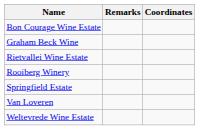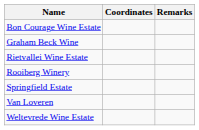columns swapped: (168, 12) <-> (123, 12)
